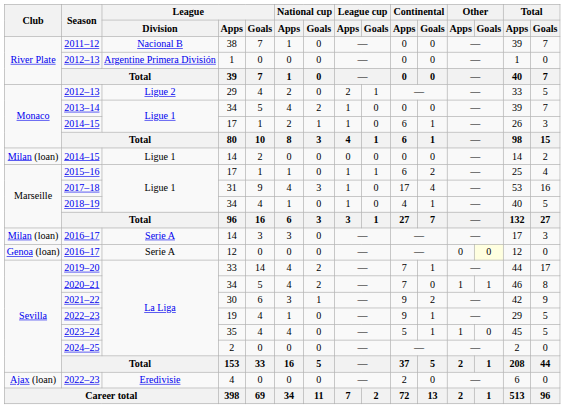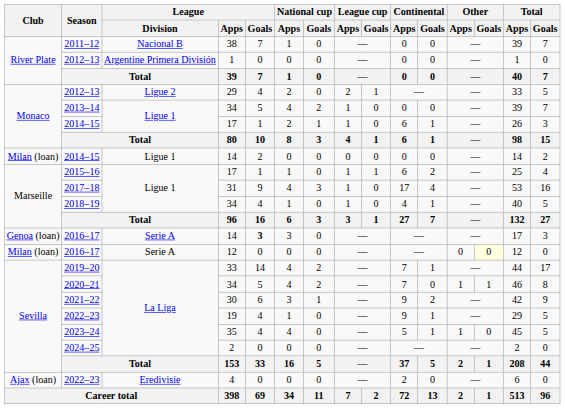(33, 236) Milan (loan) -> (33, 236) Genoa (loan)
(260, 236) normal -> (260, 236) bold
(33, 252) Genoa (loan) -> (33, 252) Milan (loan)
